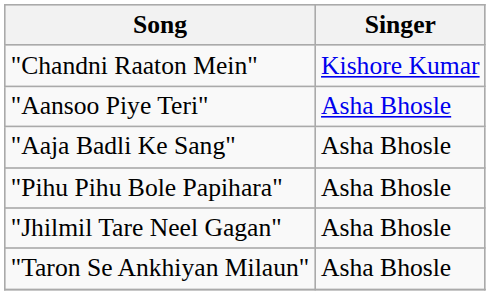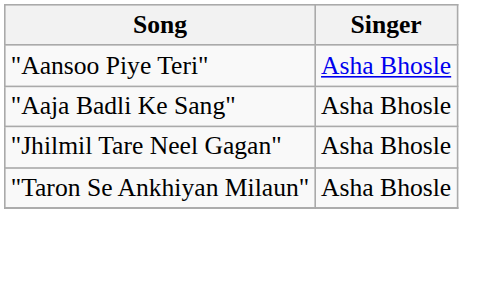- row: (134, 65)
- row: (147, 187)
